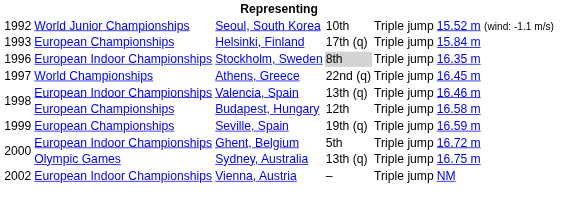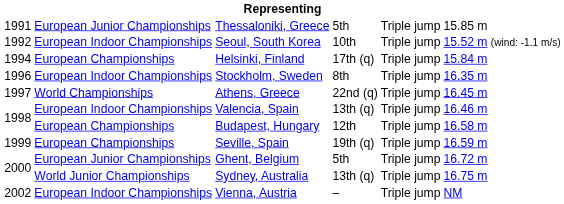+ row: (272, 25)
(112, 25) World Junior Championships -> (123, 42) European Indoor Championships
(18, 42) 1993 -> (18, 59) 1994
(334, 59) lightgrey background -> (341, 76) no background
(123, 142) European Indoor Championships -> (123, 159) European Junior Championships
(78, 159) Olympic Games -> (112, 176) World Junior Championships
